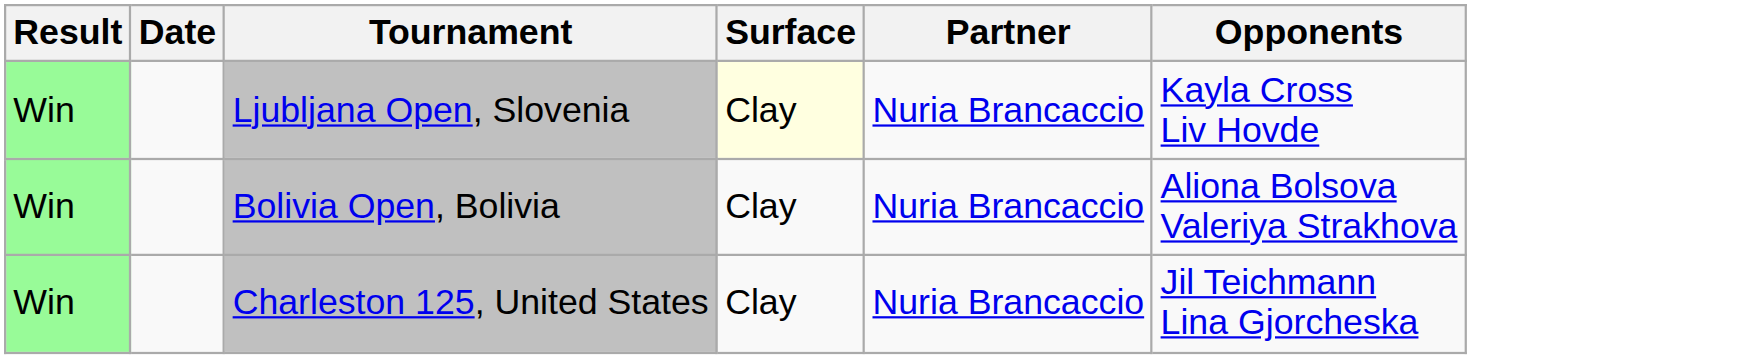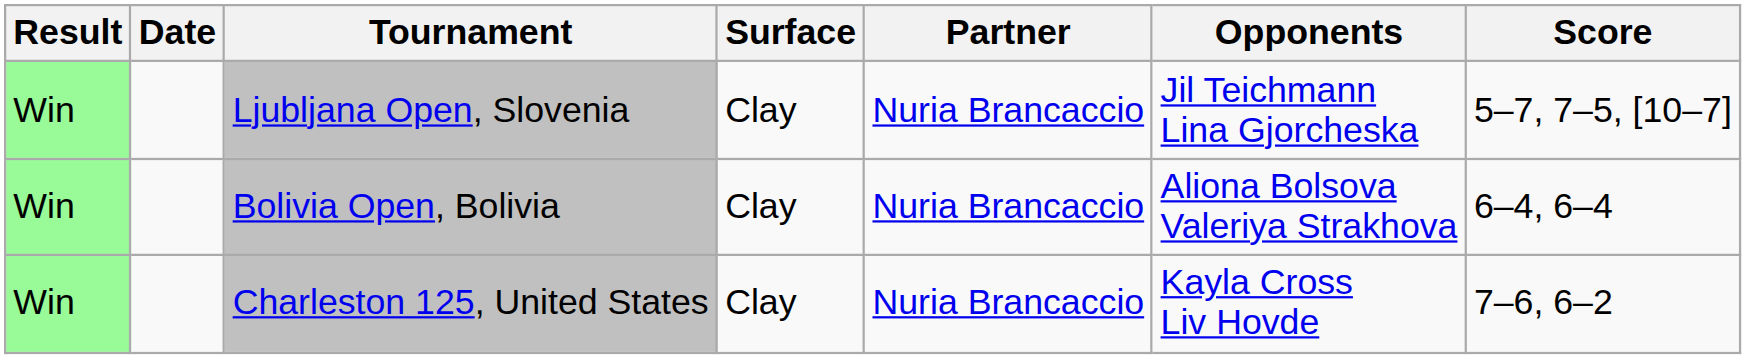+ column: (1603, 32)
(761, 109) lightyellow background -> (761, 109) no background
(1257, 109) Kayla Cross Liv Hovde -> (1290, 109) Jil Teichmann Lina Gjorcheska
(1290, 302) Jil Teichmann Lina Gjorcheska -> (1257, 302) Kayla Cross Liv Hovde
